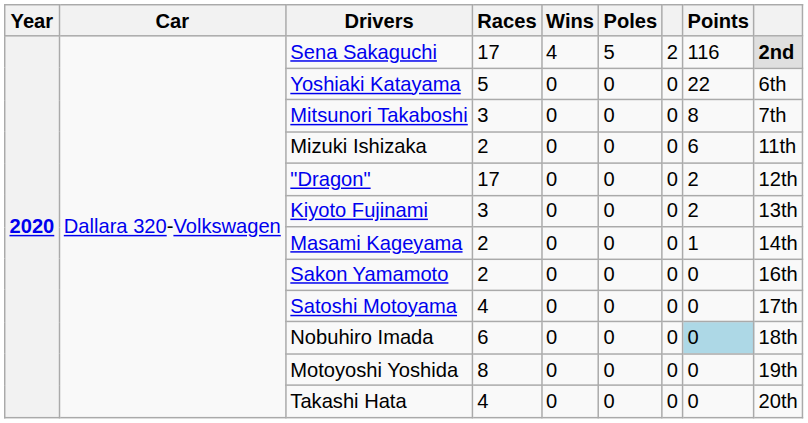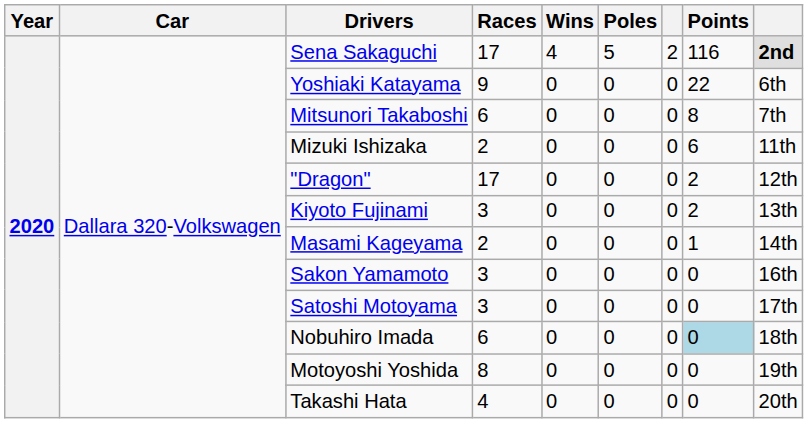(483, 84) 5 -> (483, 84) 9
(483, 115) 3 -> (483, 115) 6
(483, 274) 2 -> (483, 274) 3
(483, 306) 4 -> (483, 306) 3
